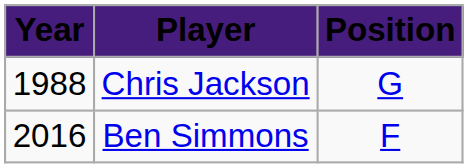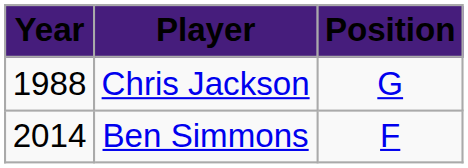(50, 135) 2016 -> (50, 135) 2014
